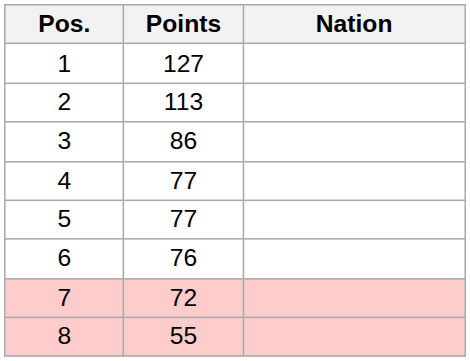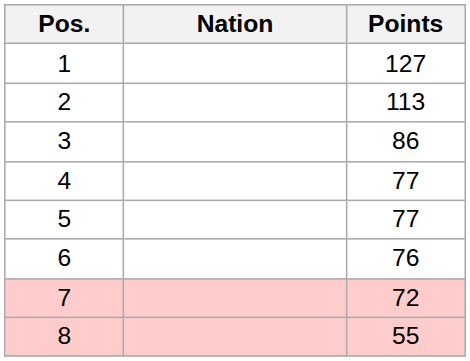columns swapped: (354, 24) <-> (183, 24)
